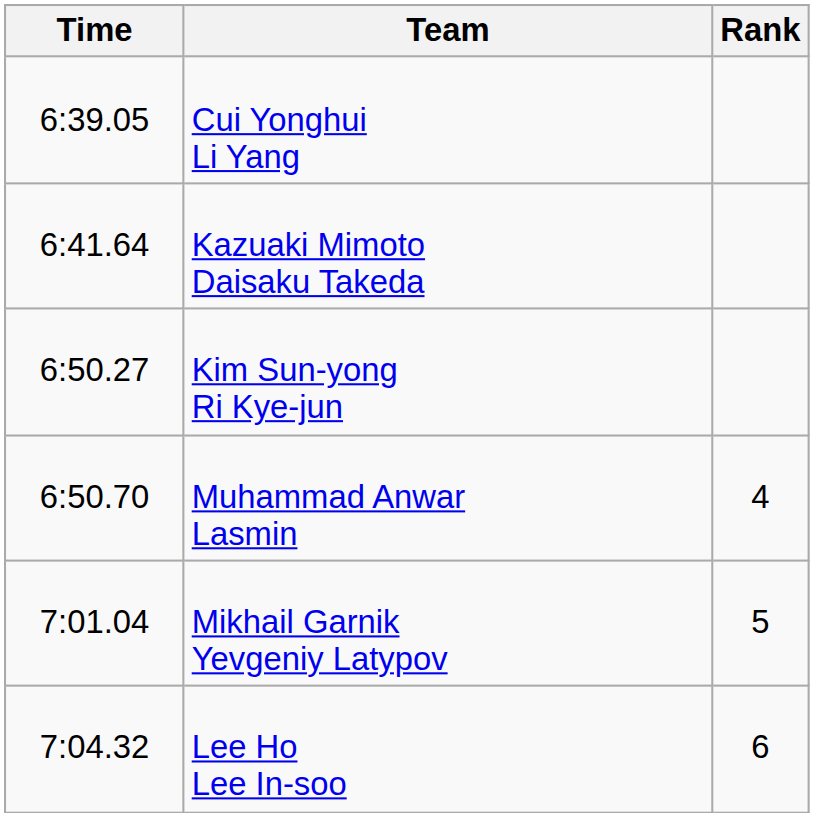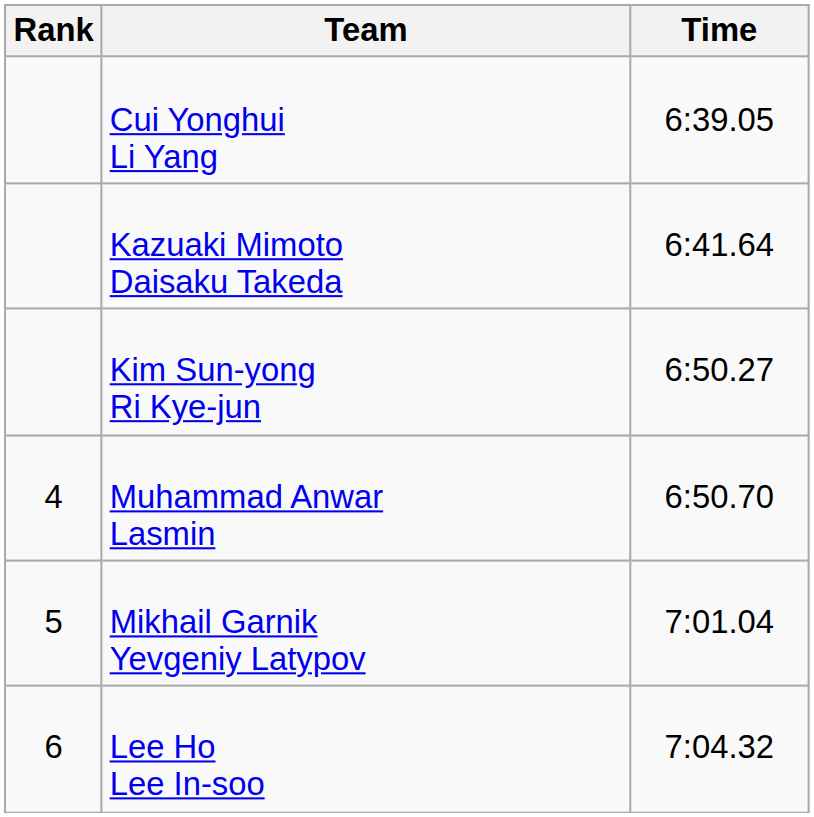columns swapped: (760, 30) <-> (95, 30)
